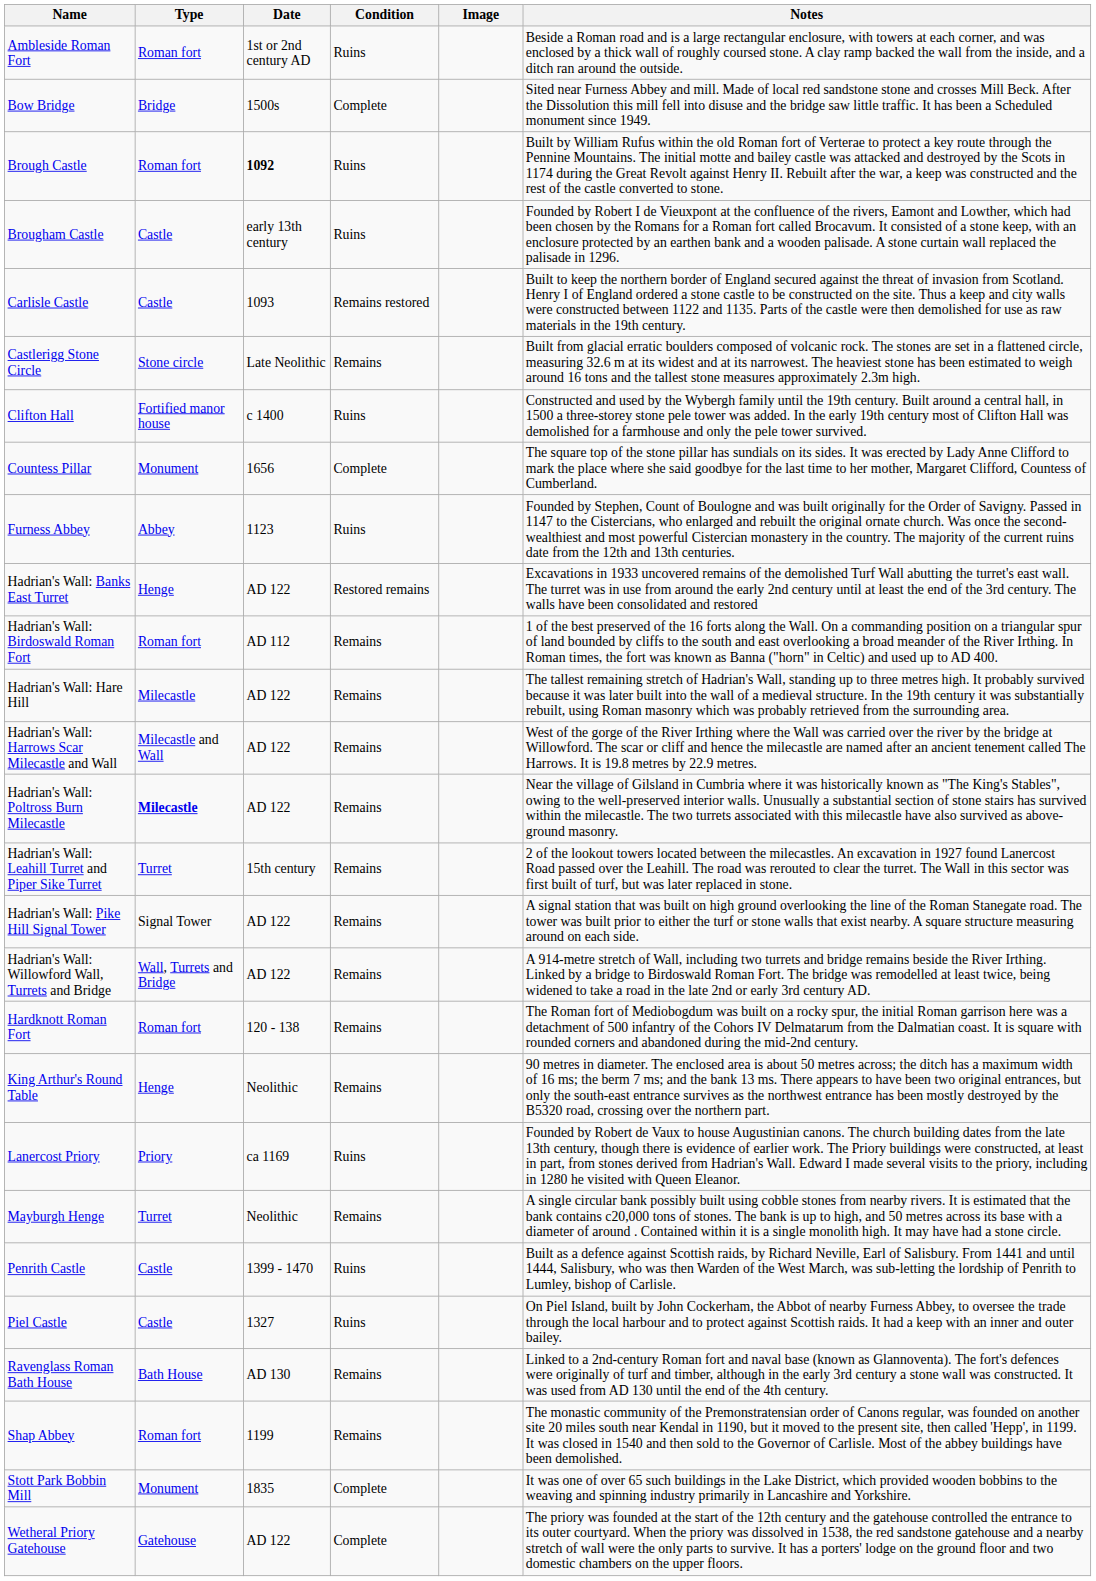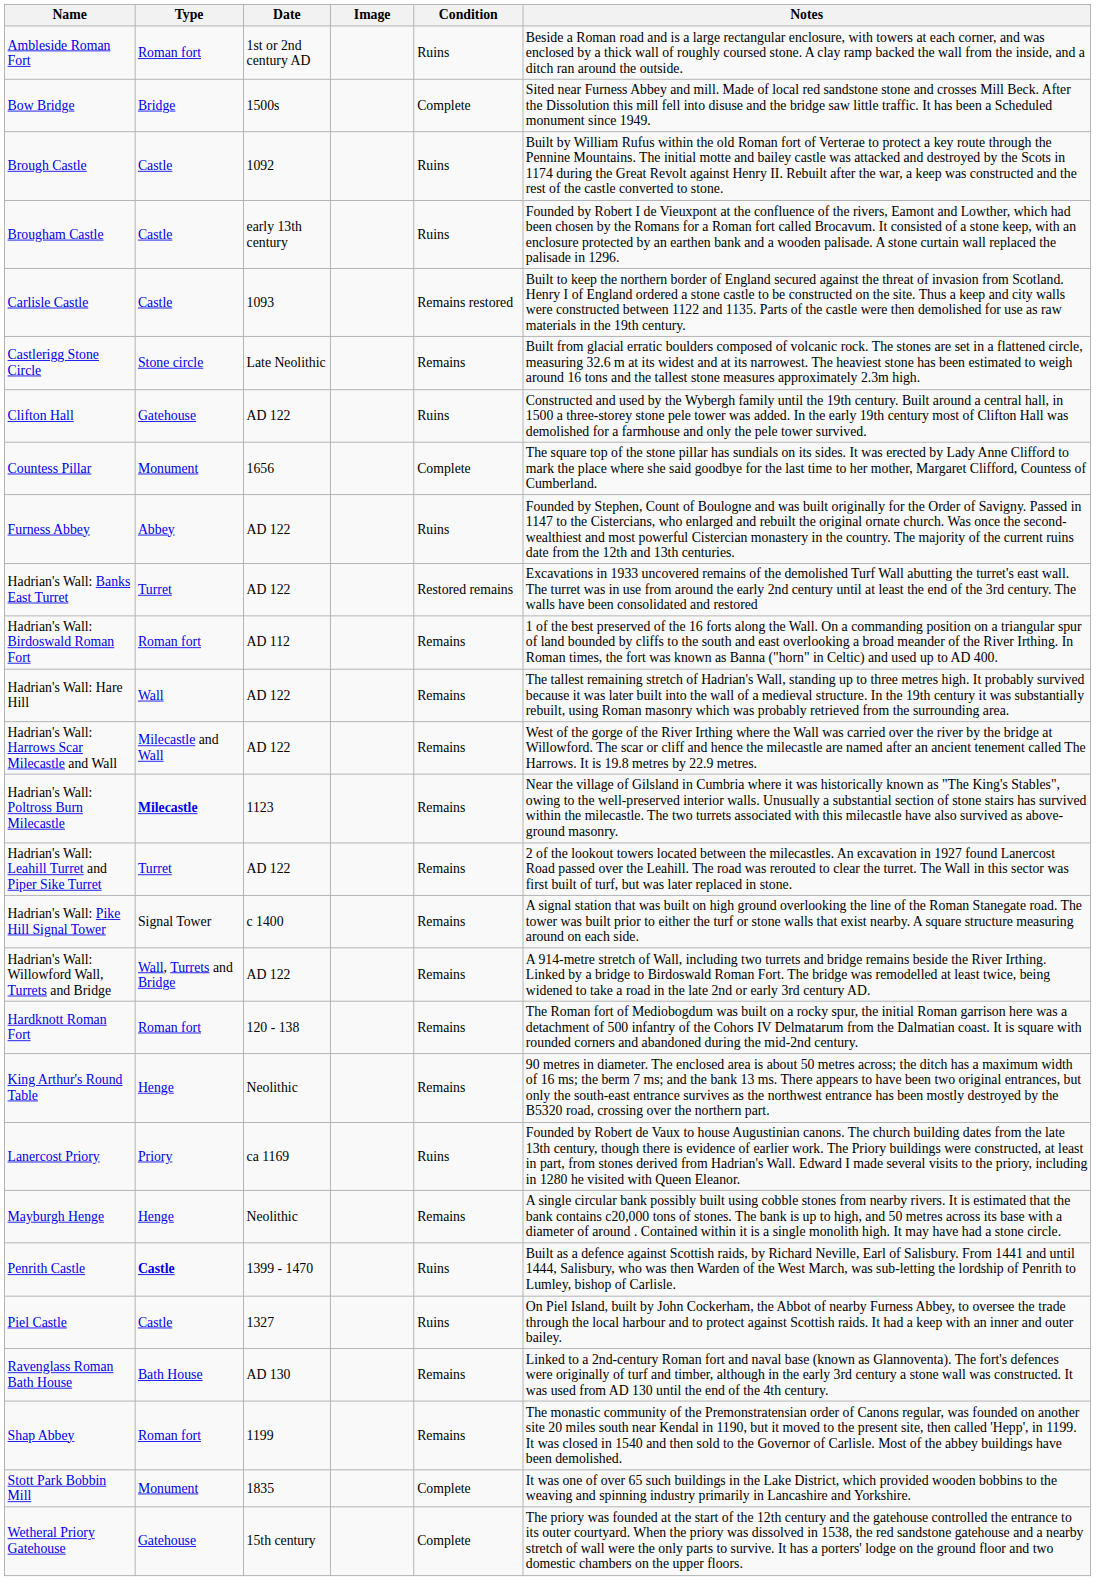columns swapped: (385, 15) <-> (481, 15)
(169, 166) Roman fort -> (155, 166) Castle
(260, 166) bold -> (260, 166) normal
(181, 415) Fortified manor house -> (167, 415) Gatehouse
(265, 415) c 1400 -> (269, 415) AD 122
(260, 529) 1123 -> (269, 529) AD 122
(156, 589) Henge -> (155, 589) Turret
(167, 695) Milecastle -> (151, 695) Wall
(269, 808) AD 122 -> (260, 808) 1123
(281, 869) 15th century -> (269, 869) AD 122
(269, 921) AD 122 -> (265, 921) c 1400
(155, 1216) Turret -> (156, 1216) Henge
(155, 1269) normal -> (156, 1269) bold
(269, 1541) AD 122 -> (281, 1541) 15th century
